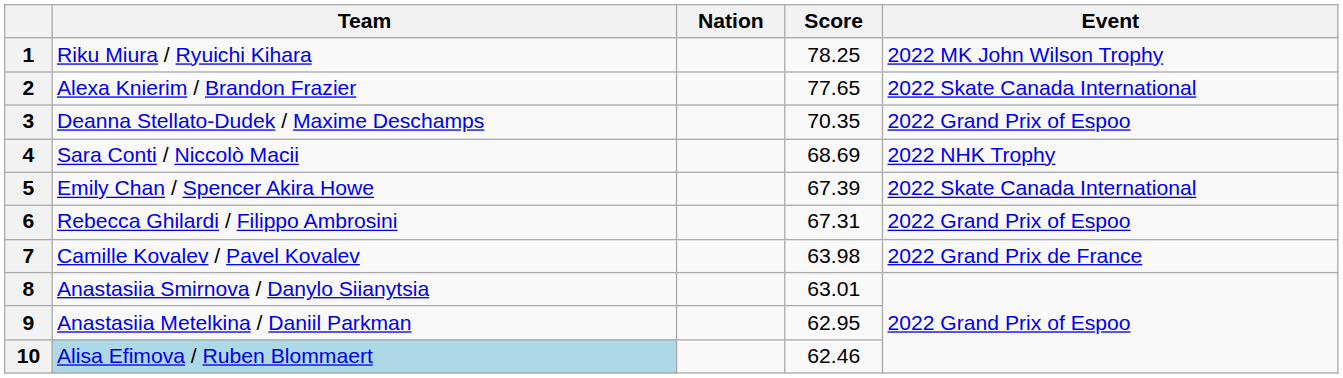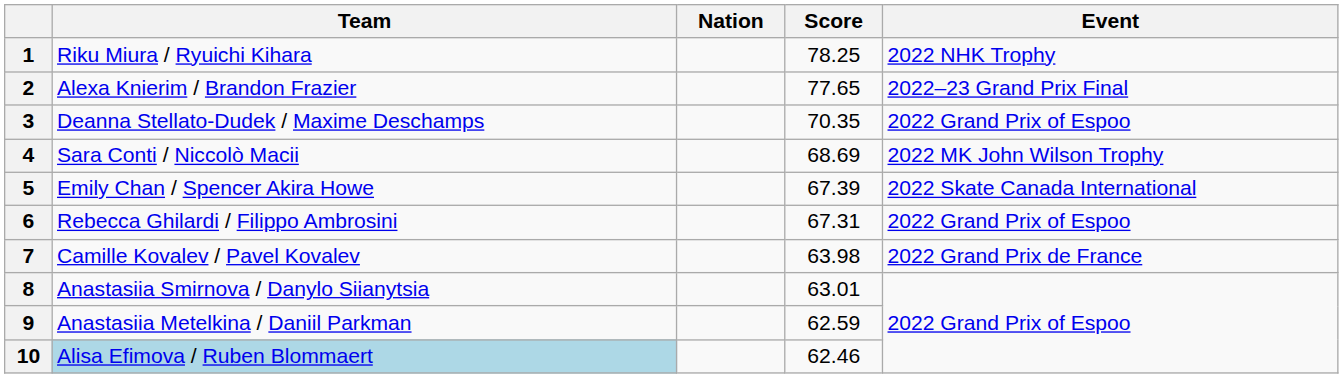(1025, 54) 2022 MK John Wilson Trophy -> (971, 54) 2022 NHK Trophy
(1042, 88) 2022 Skate Canada International -> (1008, 88) 2022–23 Grand Prix Final
(971, 155) 2022 NHK Trophy -> (1025, 155) 2022 MK John Wilson Trophy
(834, 322) 62.95 -> (834, 322) 62.59
